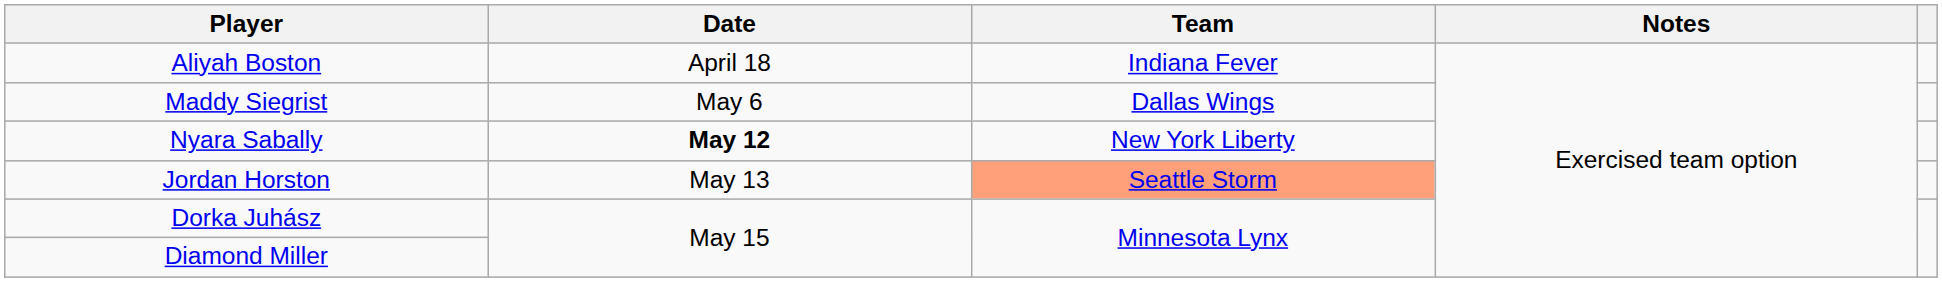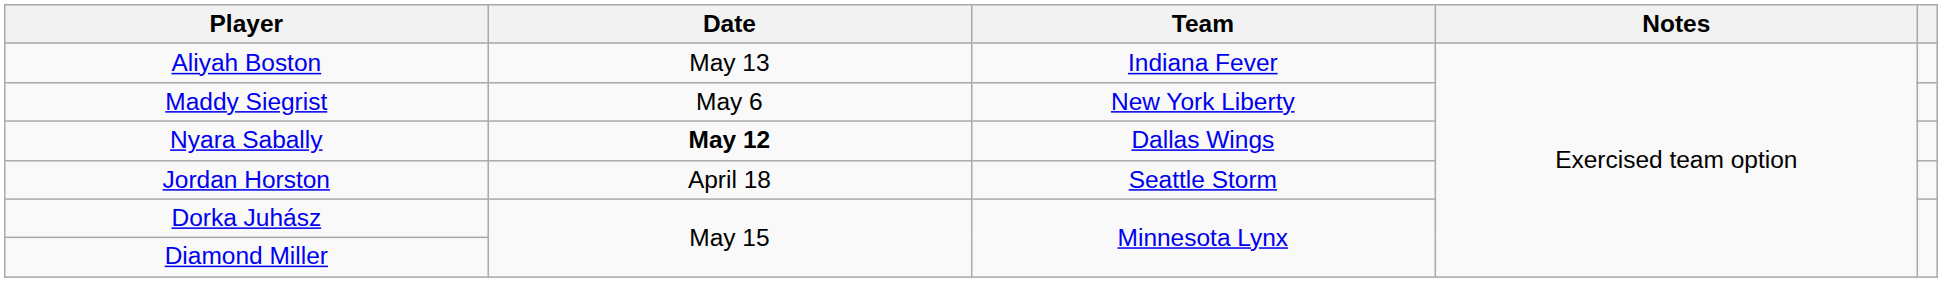(729, 62) April 18 -> (729, 62) May 13
(1203, 101) Dallas Wings -> (1203, 101) New York Liberty
(1203, 140) New York Liberty -> (1203, 140) Dallas Wings
(729, 179) May 13 -> (729, 179) April 18
(1203, 179) lightsalmon background -> (1203, 179) no background
